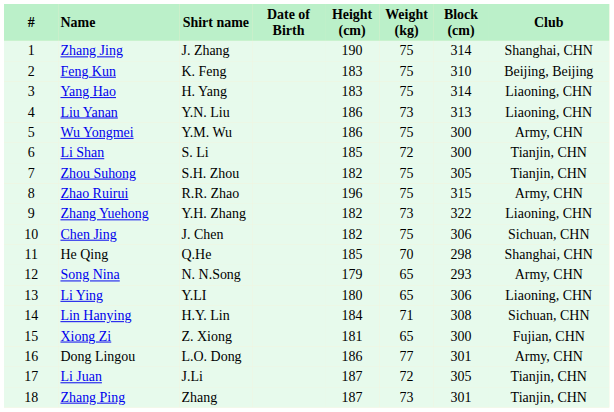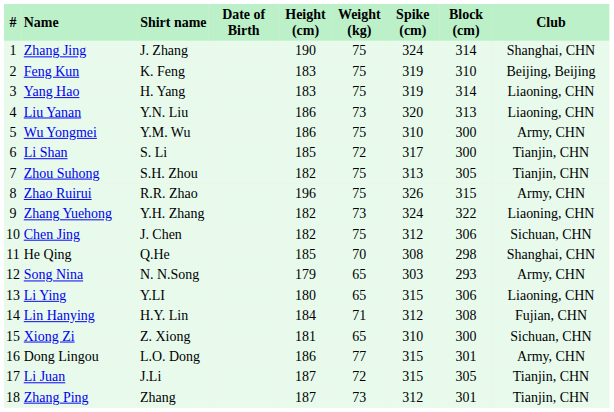+ column: (413, 22)
(549, 315) Sichuan, CHN -> (551, 315) Fujian, CHN
(549, 336) Fujian, CHN -> (551, 336) Sichuan, CHN
